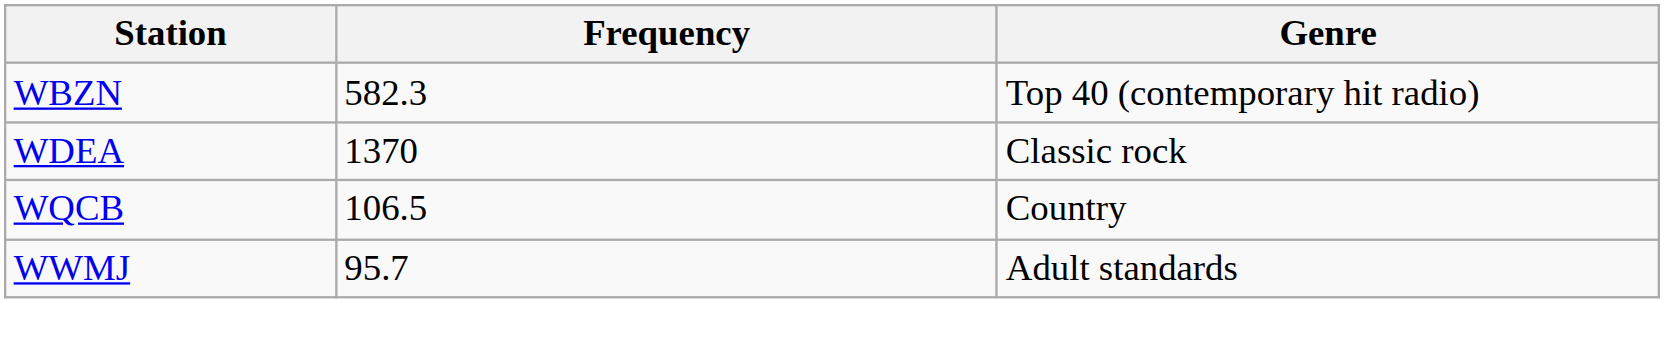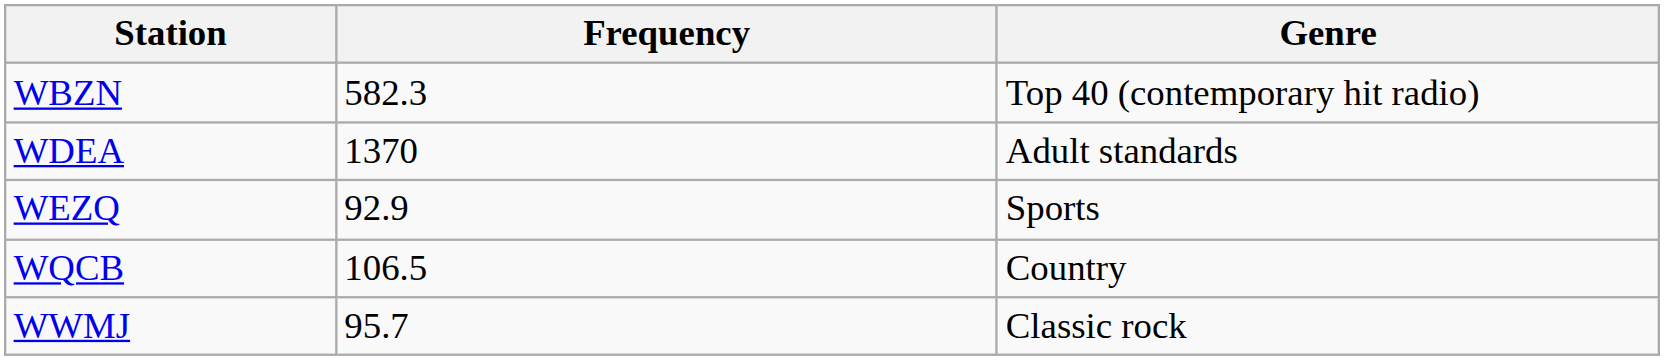(1096, 150) Classic rock -> (1122, 150) Adult standards
+ row: (67, 208)
(1122, 267) Adult standards -> (1096, 325) Classic rock
